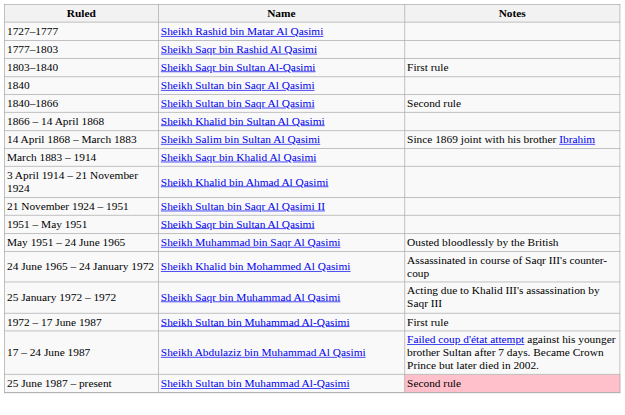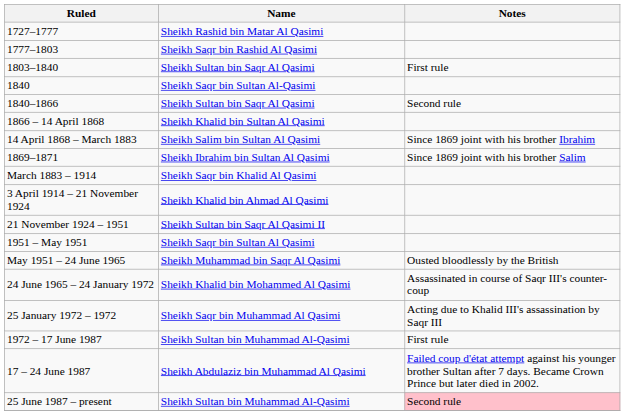(238, 67) Sheikh Saqr bin Sultan Al-Qasimi -> (238, 67) Sheikh Sultan bin Saqr Al Qasimi
(238, 85) Sheikh Sultan bin Saqr Al Qasimi -> (238, 85) Sheikh Saqr bin Sultan Al-Qasimi
+ row: (33, 157)
